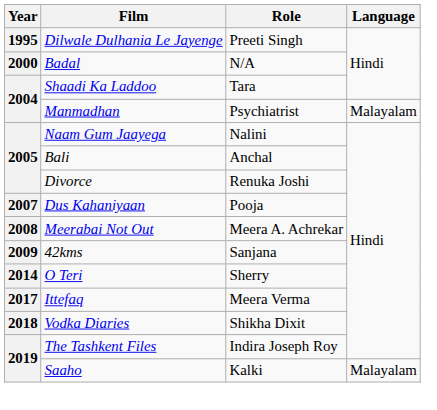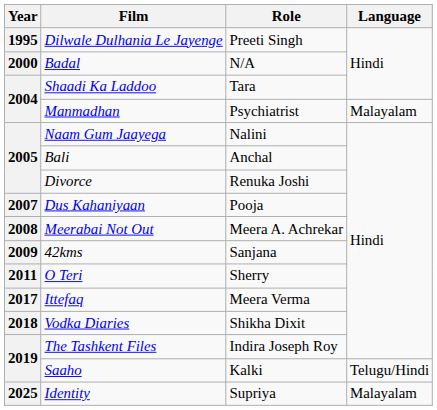(23, 275) 2014 -> (23, 275) 2011
(383, 370) Malayalam -> (390, 370) Telugu/Hindi
+ row: (67, 393)
